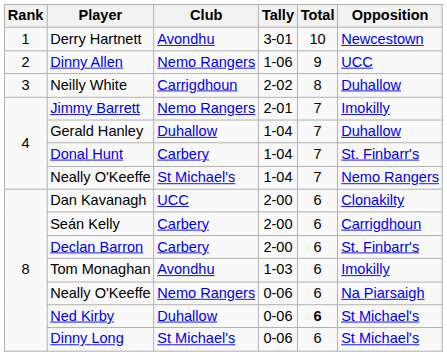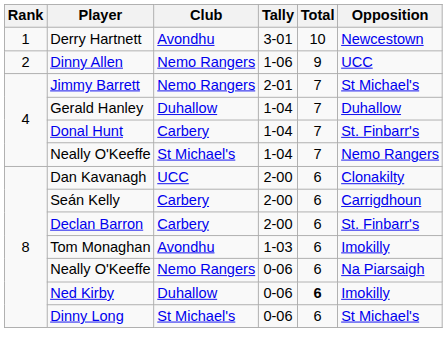- row: (89, 85)
(365, 108) Imokilly -> (380, 85) St Michael's
(380, 316) St Michael's -> (365, 293) Imokilly
